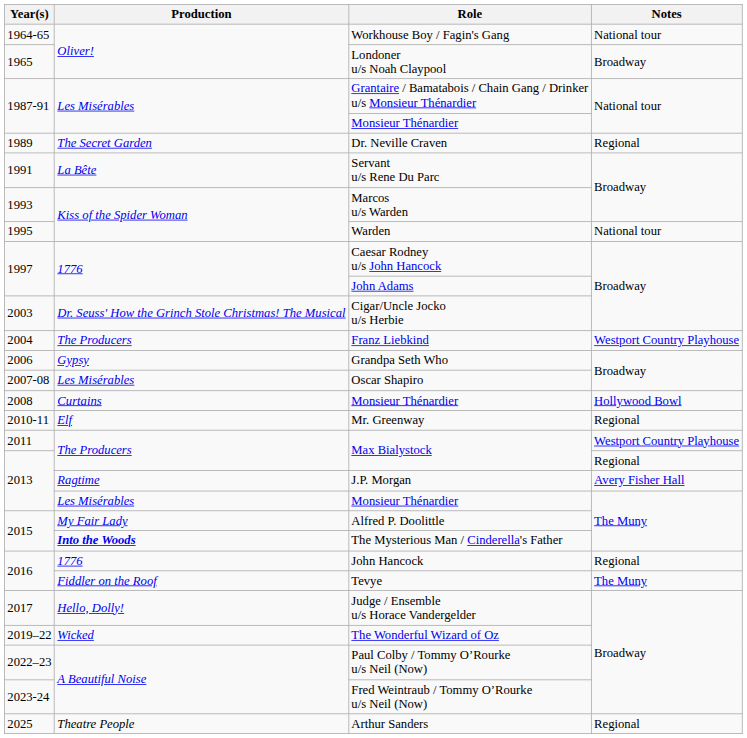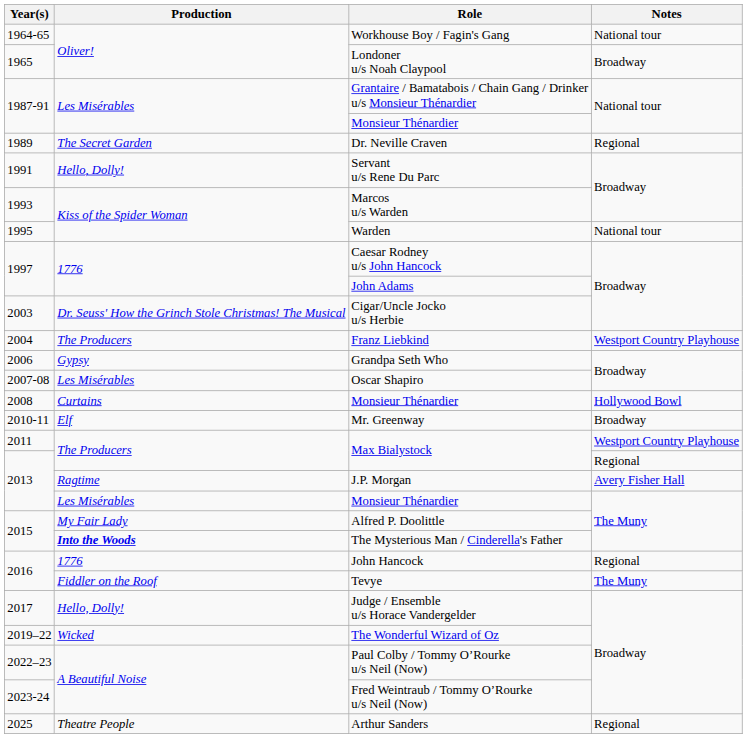(77, 170) La Bête -> (91, 170) Hello, Dolly!
(617, 420) Regional -> (620, 420) Broadway
